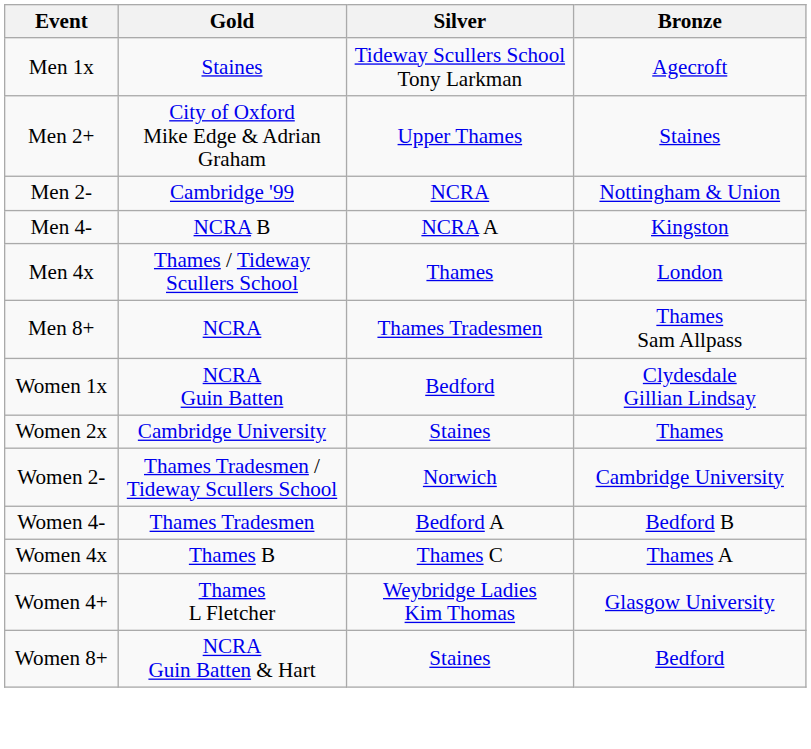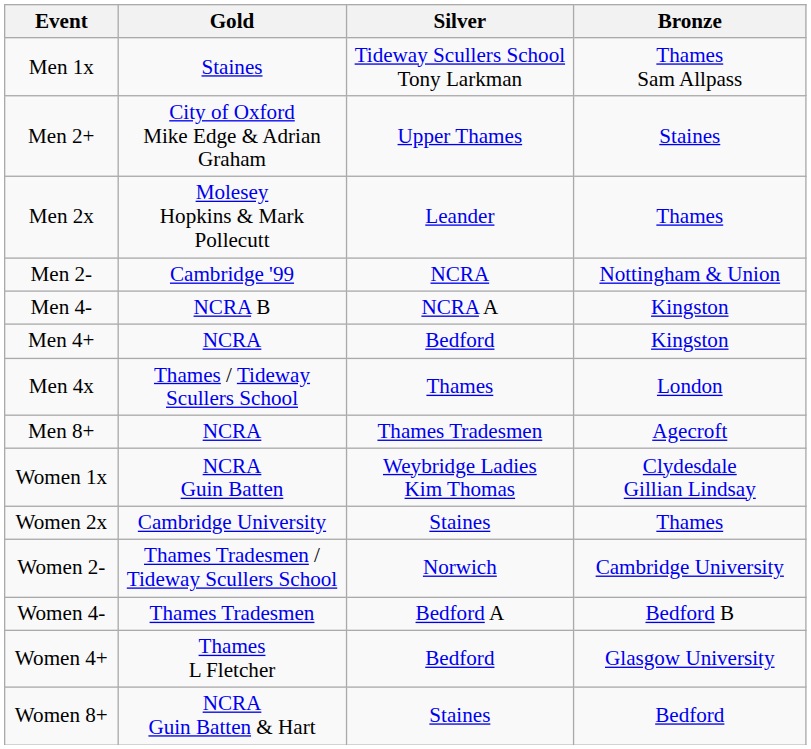(690, 66) Agecroft -> (690, 66) Thames Sam Allpass
+ row: (61, 216)
+ row: (61, 341)
(690, 329) Thames Sam Allpass -> (690, 431) Agecroft
(460, 386) Bedford -> (460, 477) Weybridge Ladies Kim Thomas
- row: (61, 556)
(460, 601) Weybridge Ladies Kim Thomas -> (460, 658) Bedford
